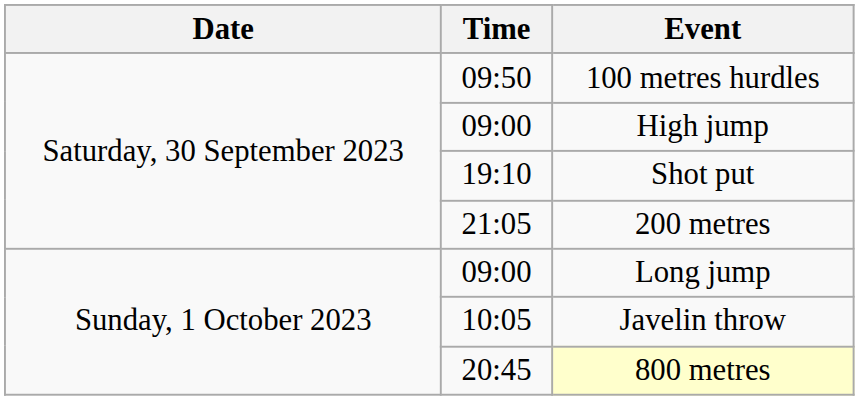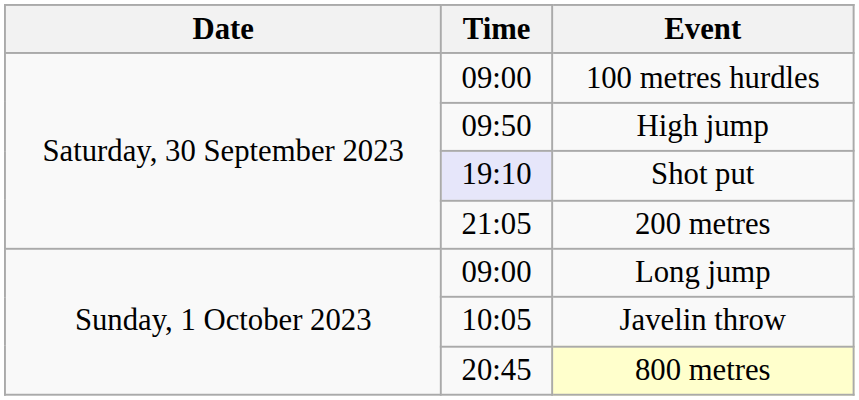(497, 77) 09:50 -> (497, 77) 09:00
(497, 126) 09:00 -> (497, 126) 09:50
(497, 175) no background -> (497, 175) lavender background
